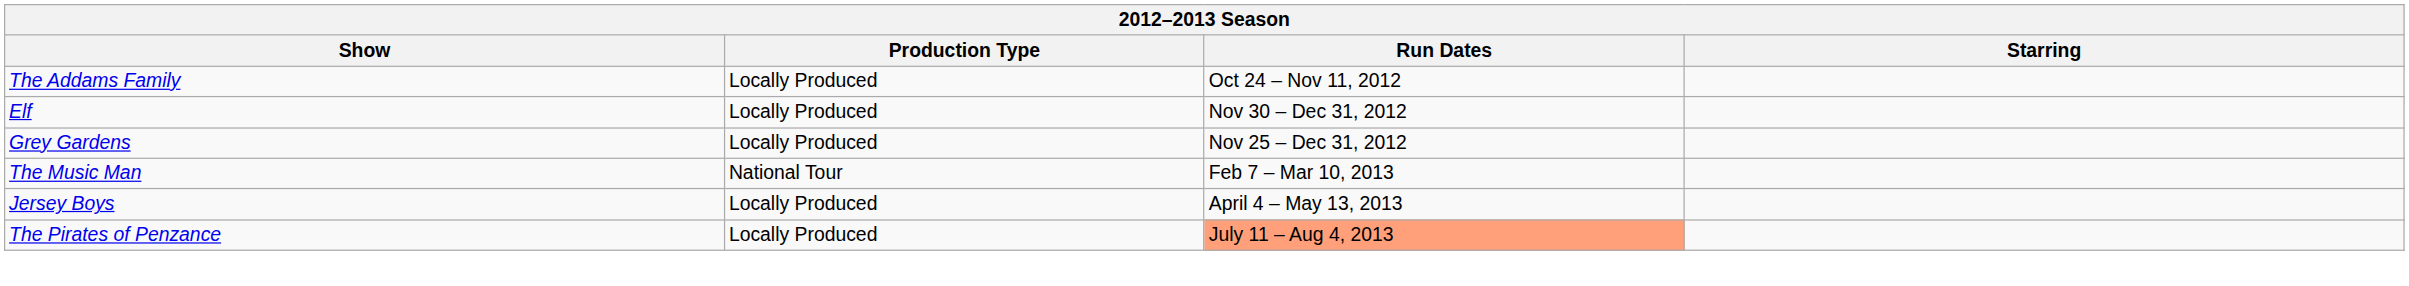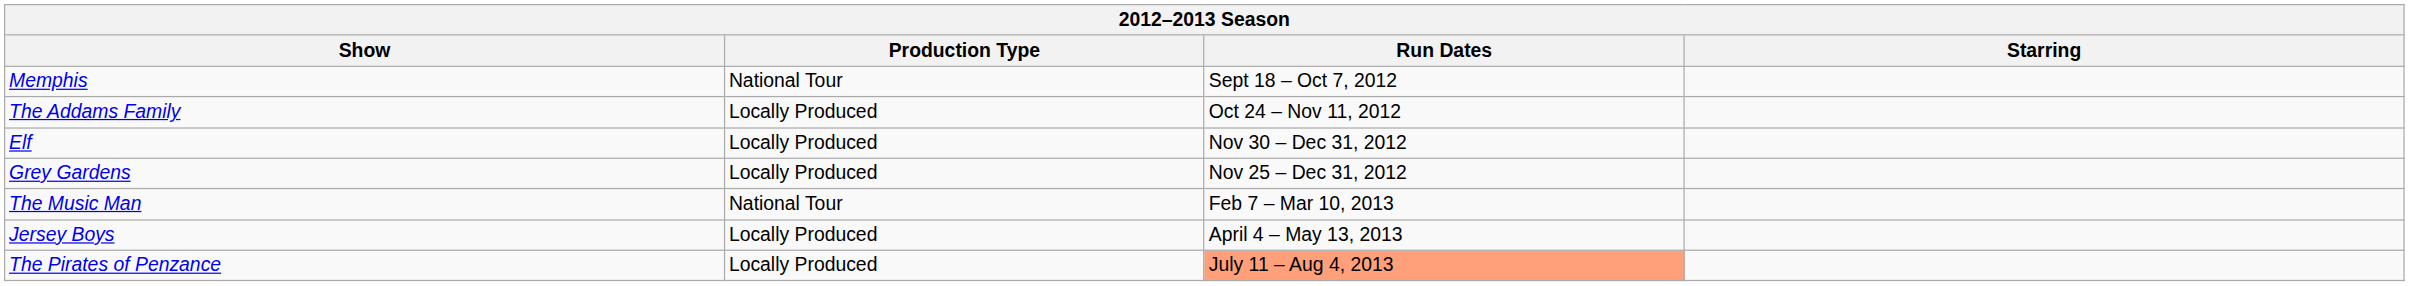+ row: (48, 81)
